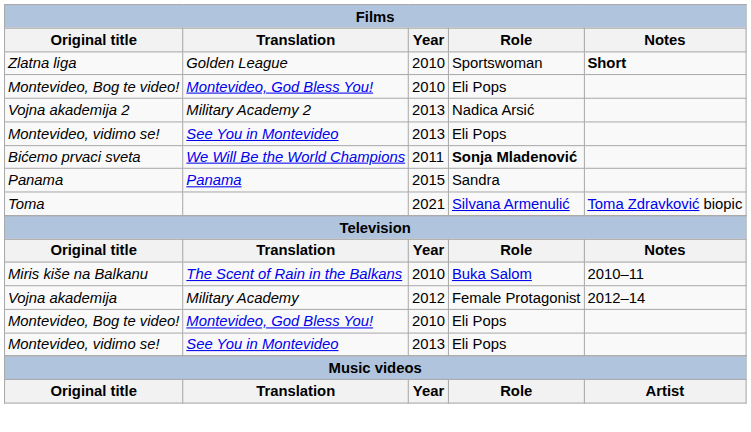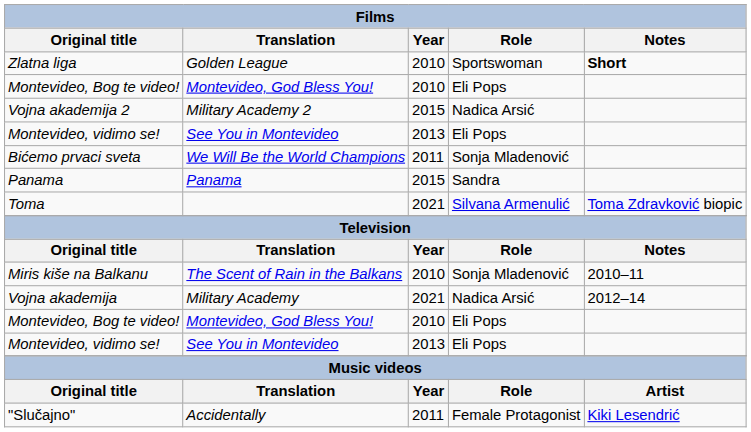(428, 110) 2013 -> (428, 110) 2015
(515, 157) bold -> (510, 157) normal
(492, 274) Buka Salom -> (510, 274) Sonja Mladenović
(428, 298) 2012 -> (428, 298) 2021
(516, 298) Female Protagonist -> (493, 298) Nadica Arsić
+ row: (42, 415)
